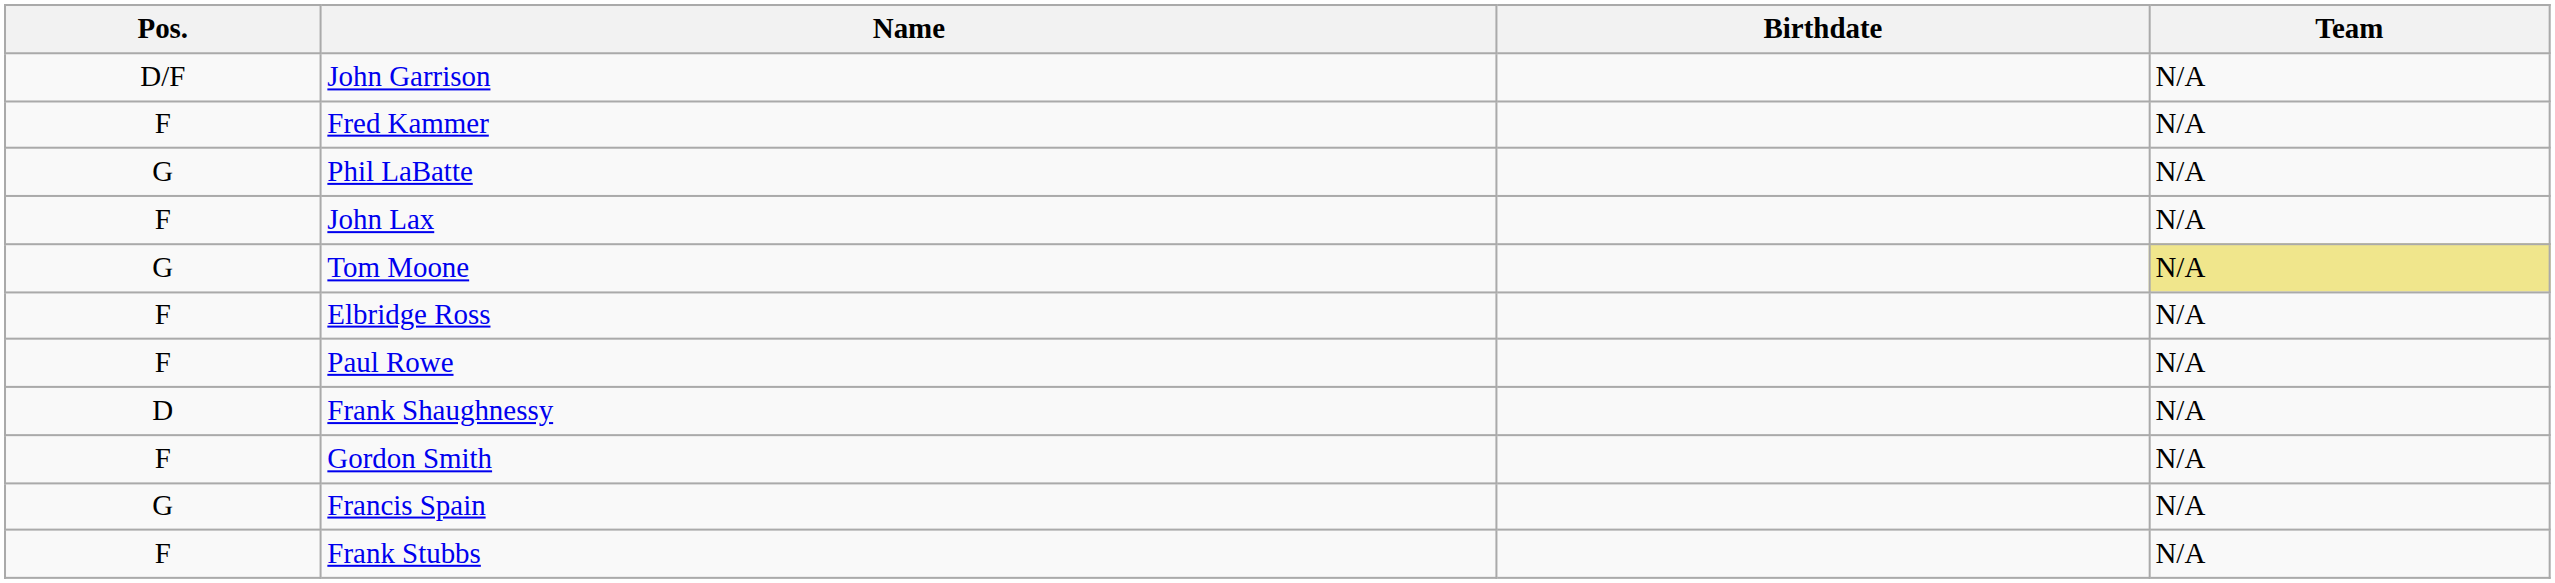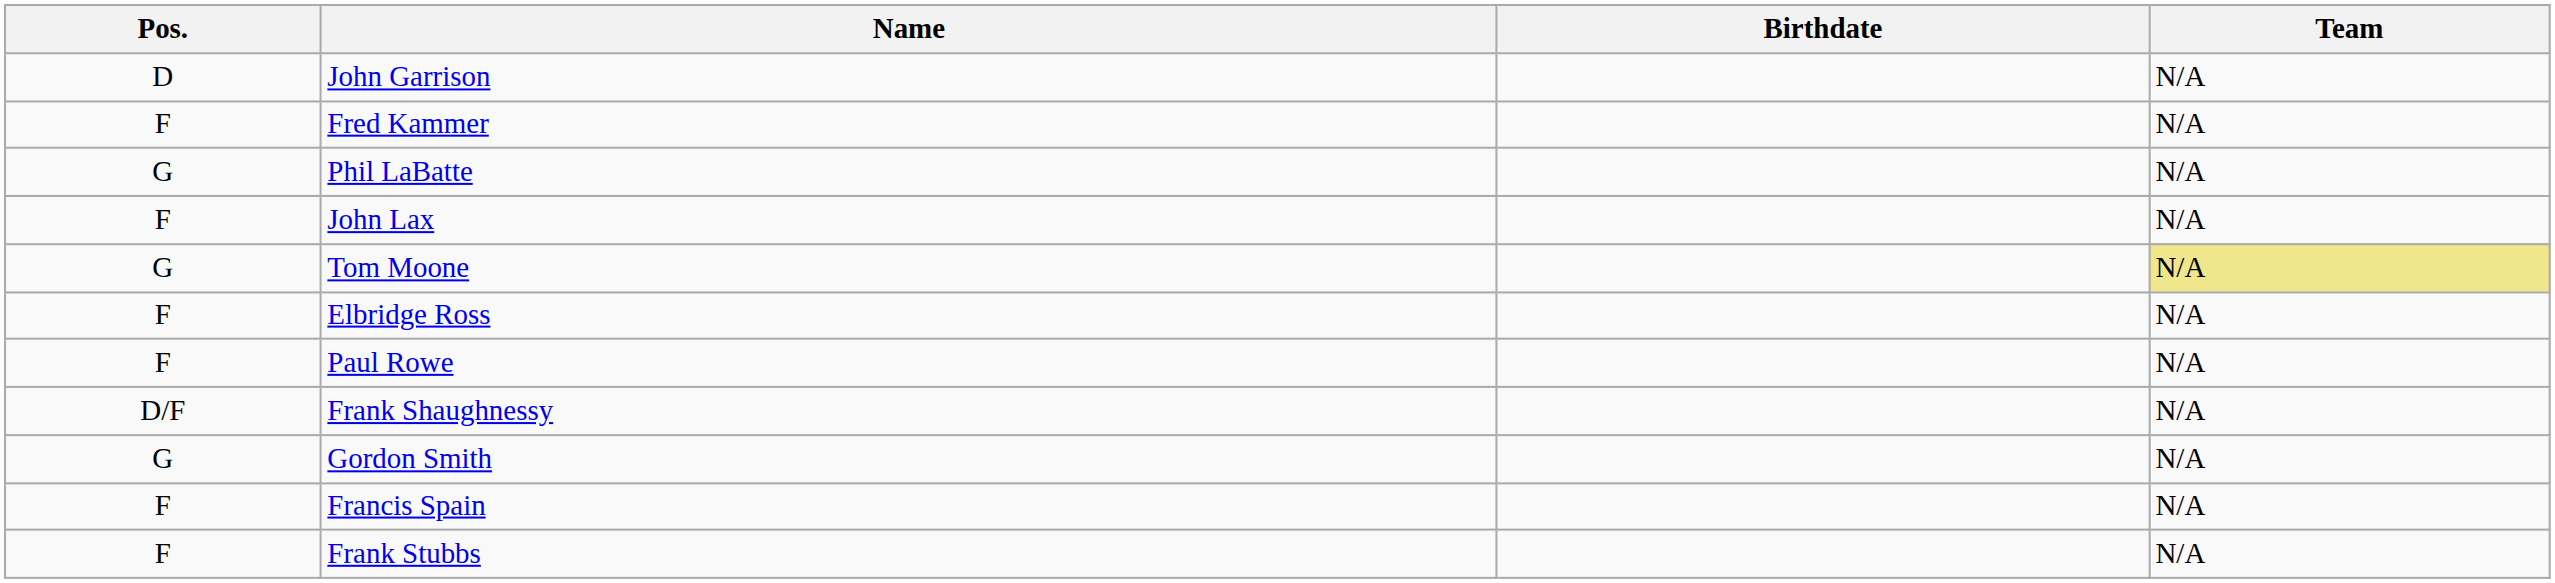(163, 76) D/F -> (163, 76) D
(163, 410) D -> (163, 410) D/F
(163, 458) F -> (163, 458) G
(163, 506) G -> (163, 506) F
